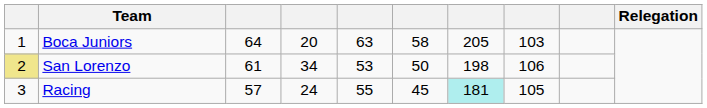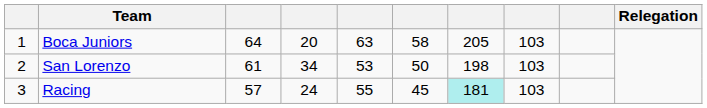(22, 66) khaki background -> (22, 66) no background
(531, 66) 106 -> (531, 66) 103
(531, 90) 105 -> (531, 90) 103
